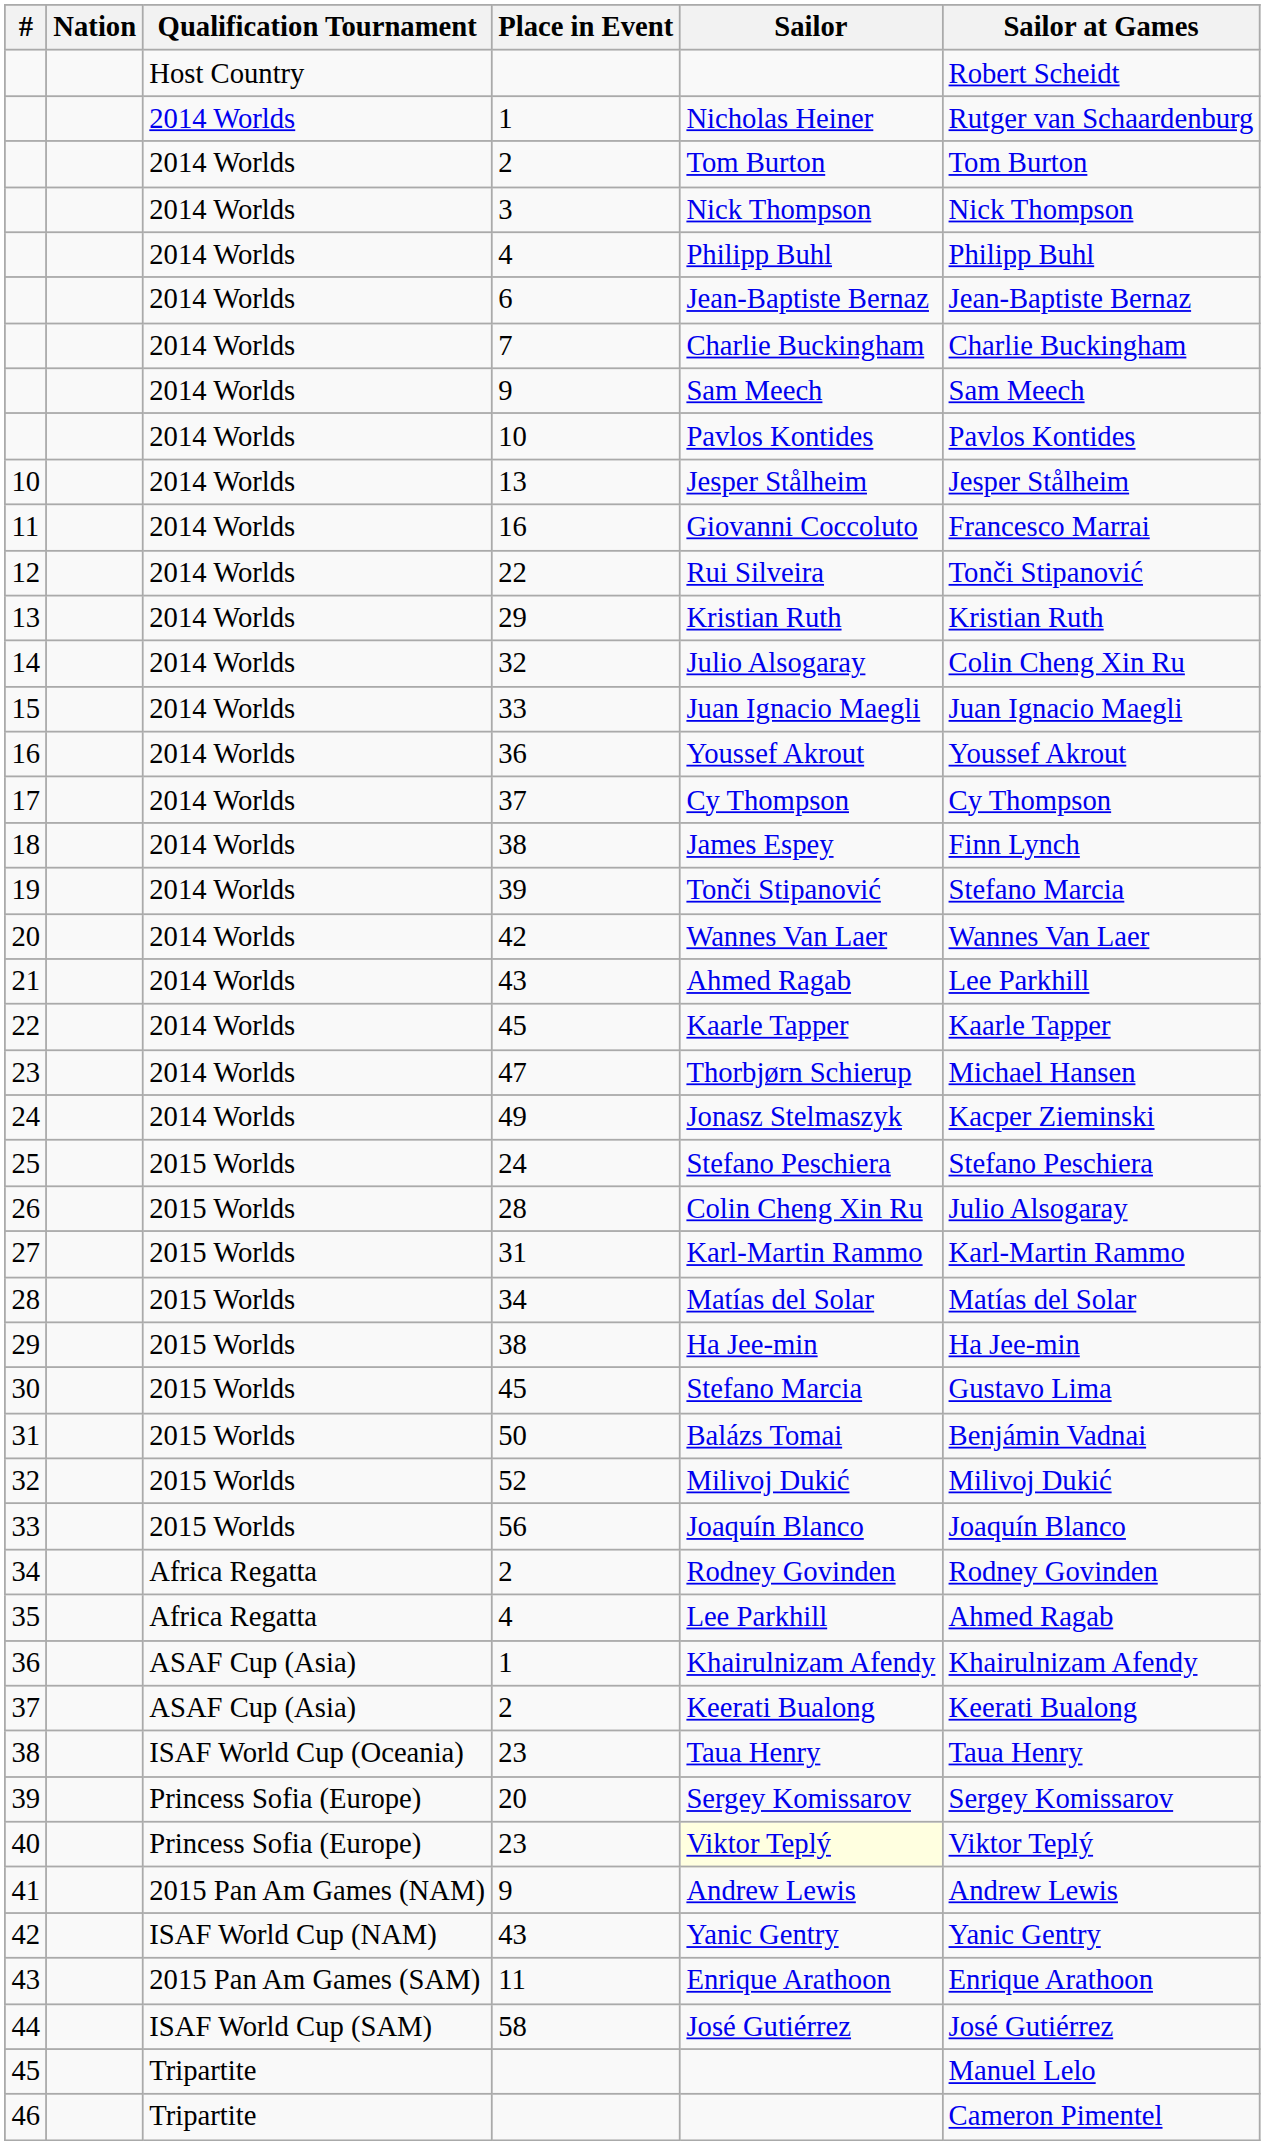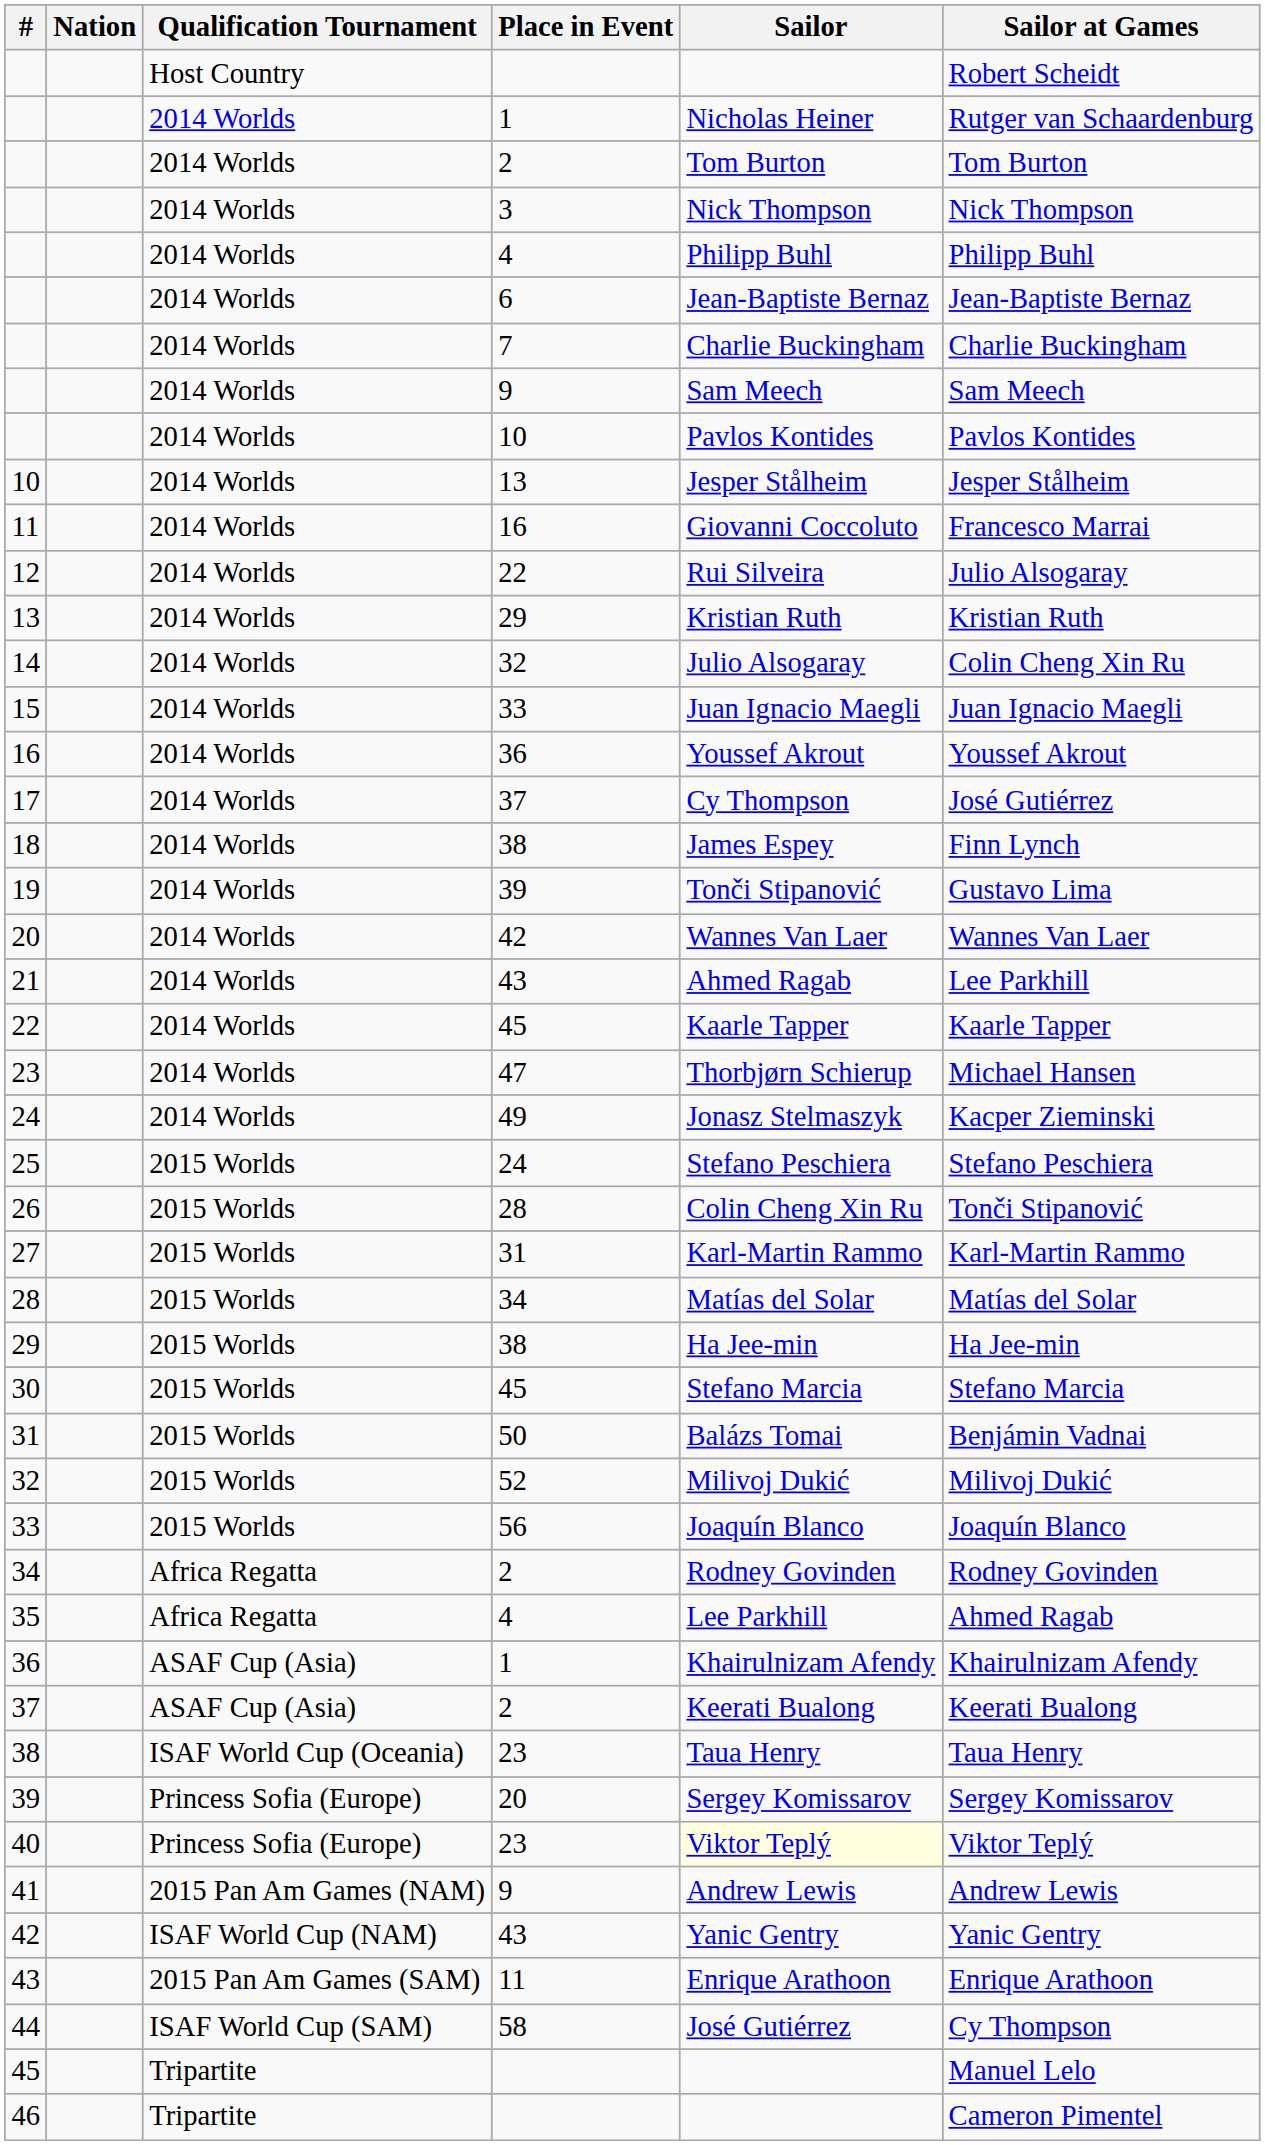(1046, 572) Tonči Stipanović -> (1038, 572) Julio Alsogaray
(1030, 799) Cy Thompson -> (1031, 799) José Gutiérrez
(1036, 890) Stefano Marcia -> (1030, 890) Gustavo Lima
(1038, 1208) Julio Alsogaray -> (1046, 1208) Tonči Stipanović
(1030, 1389) Gustavo Lima -> (1036, 1389) Stefano Marcia
(1031, 2025) José Gutiérrez -> (1030, 2025) Cy Thompson
